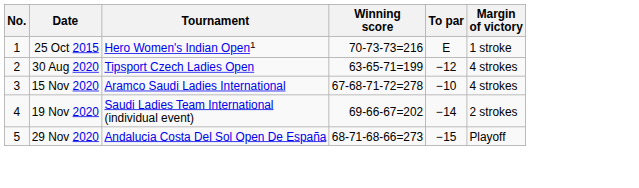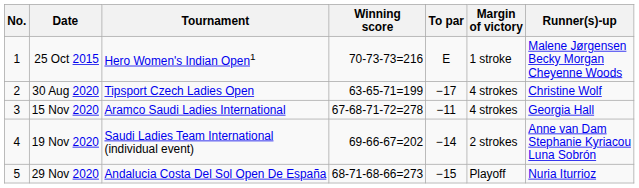+ column: (580, 21)
(446, 67) −12 -> (446, 91) −17
(446, 86) −10 -> (446, 110) −11
